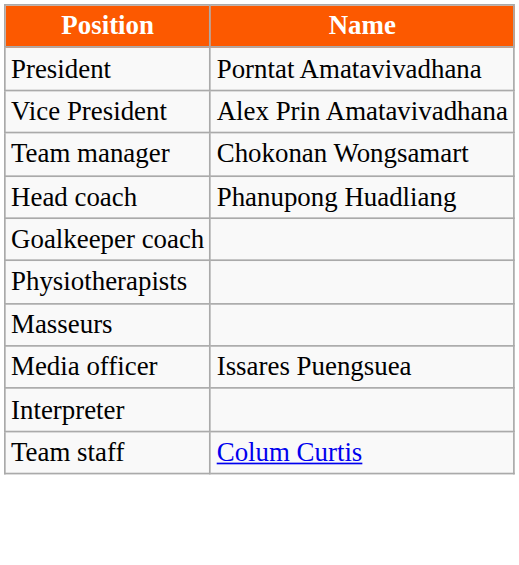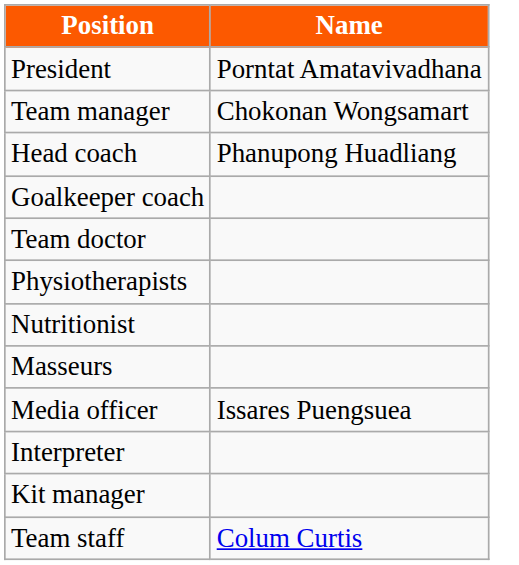- row: (89, 111)
+ row: (78, 238)
+ row: (73, 324)
+ row: (78, 494)
